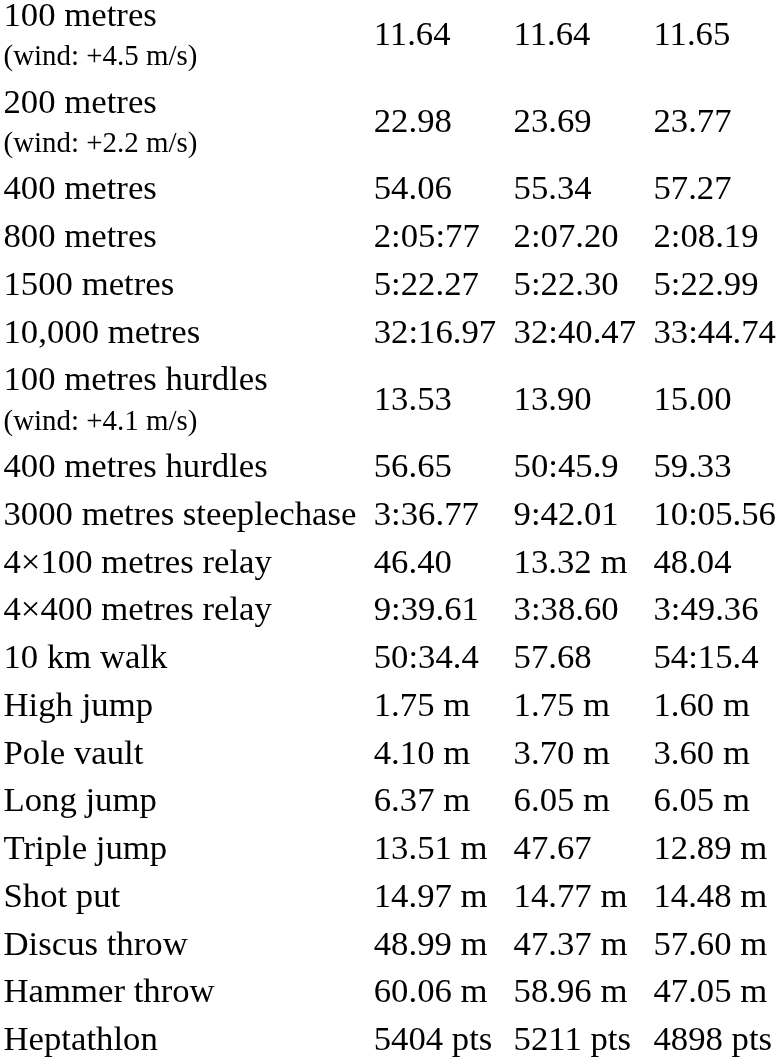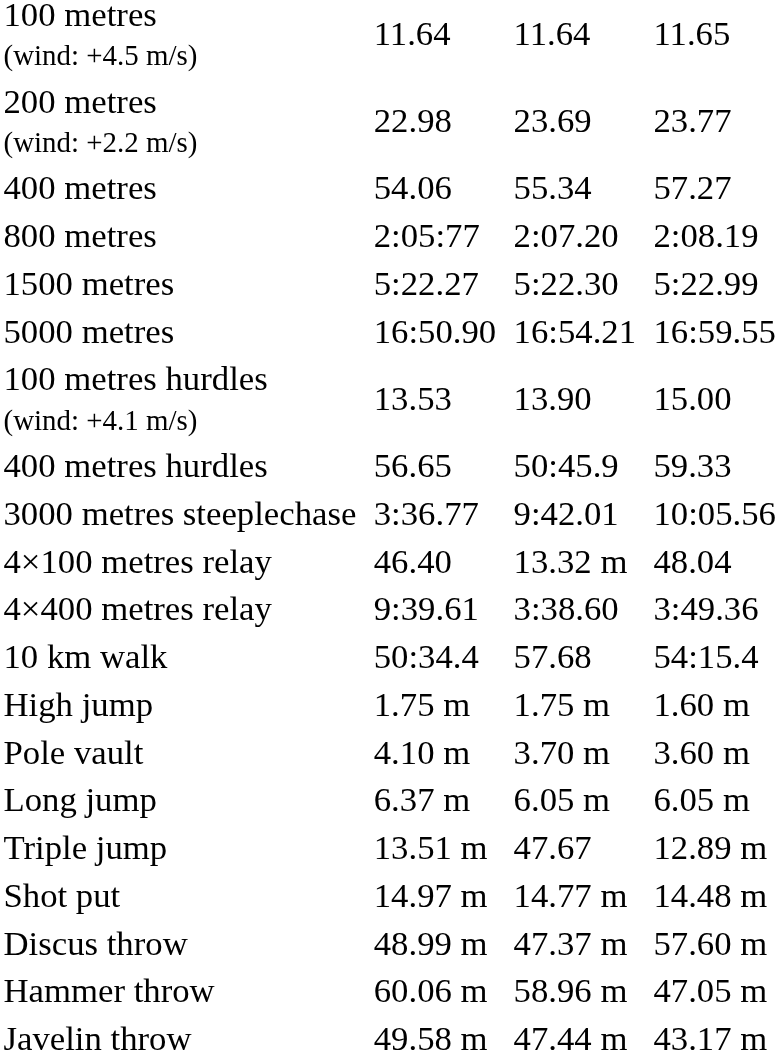+ row: (89, 331)
- row: (102, 331)
+ row: (98, 1038)
- row: (81, 1038)
